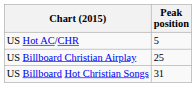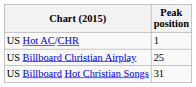(156, 40) 5 -> (156, 40) 1
